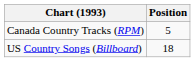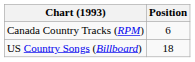(168, 30) 5 -> (168, 30) 6
